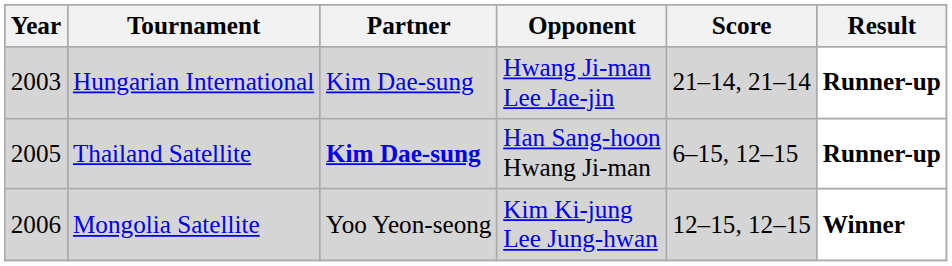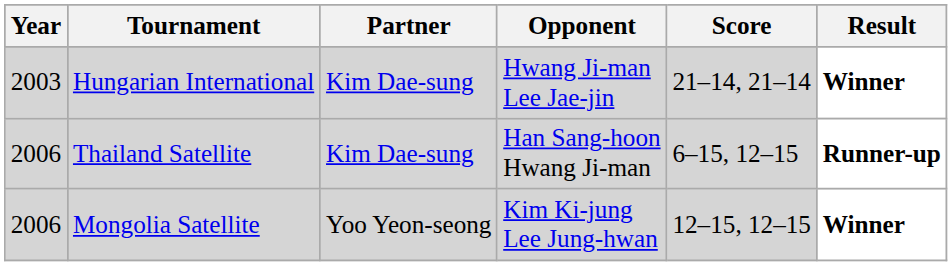(882, 82) Runner-up -> (864, 82) Winner
(36, 153) 2005 -> (36, 153) 2006
(403, 153) bold -> (400, 153) normal
